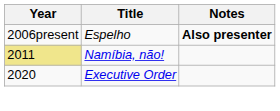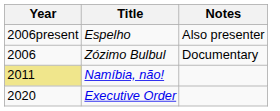(227, 34) bold -> (223, 34) normal
+ row: (125, 55)
